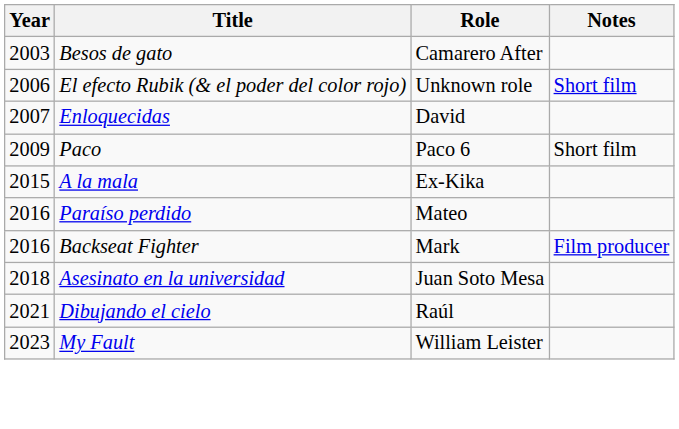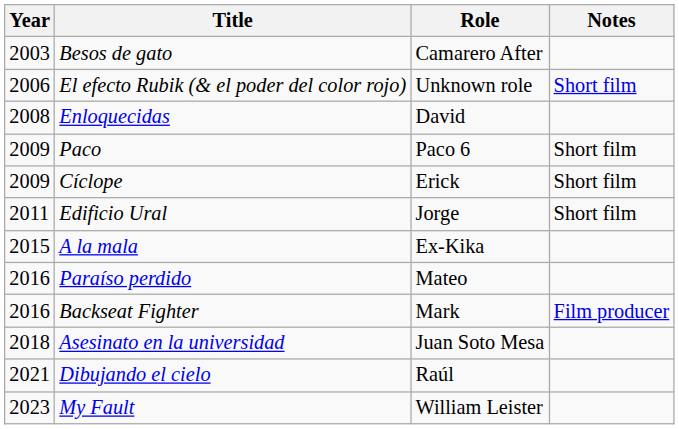(30, 117) 2007 -> (30, 117) 2008
+ row: (91, 181)
+ row: (113, 213)
